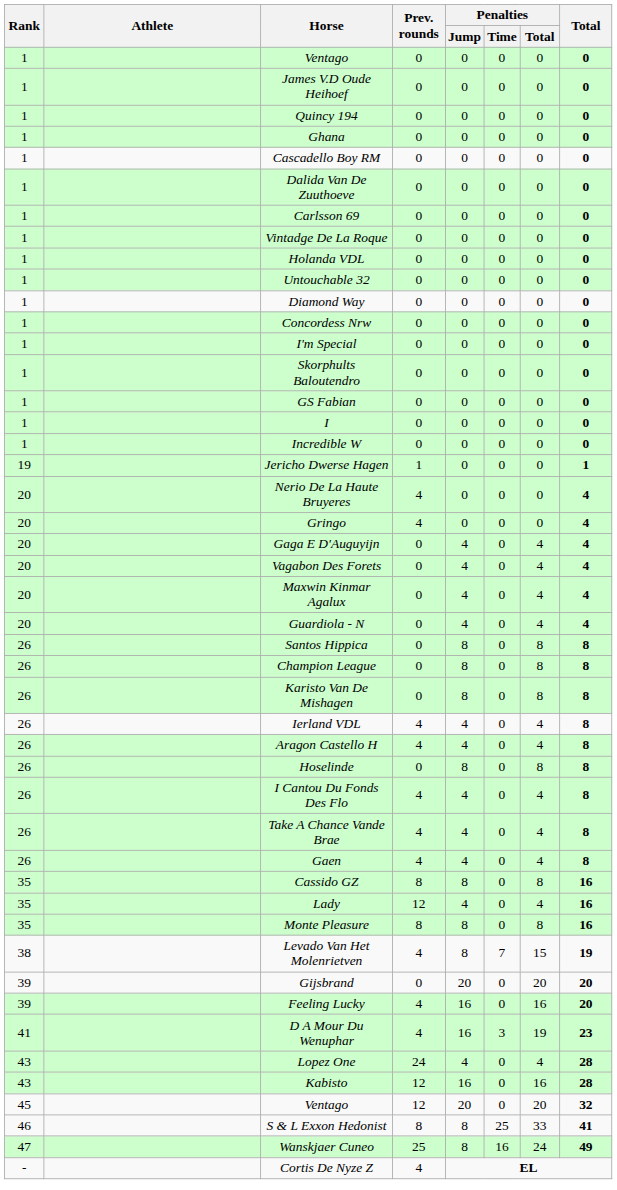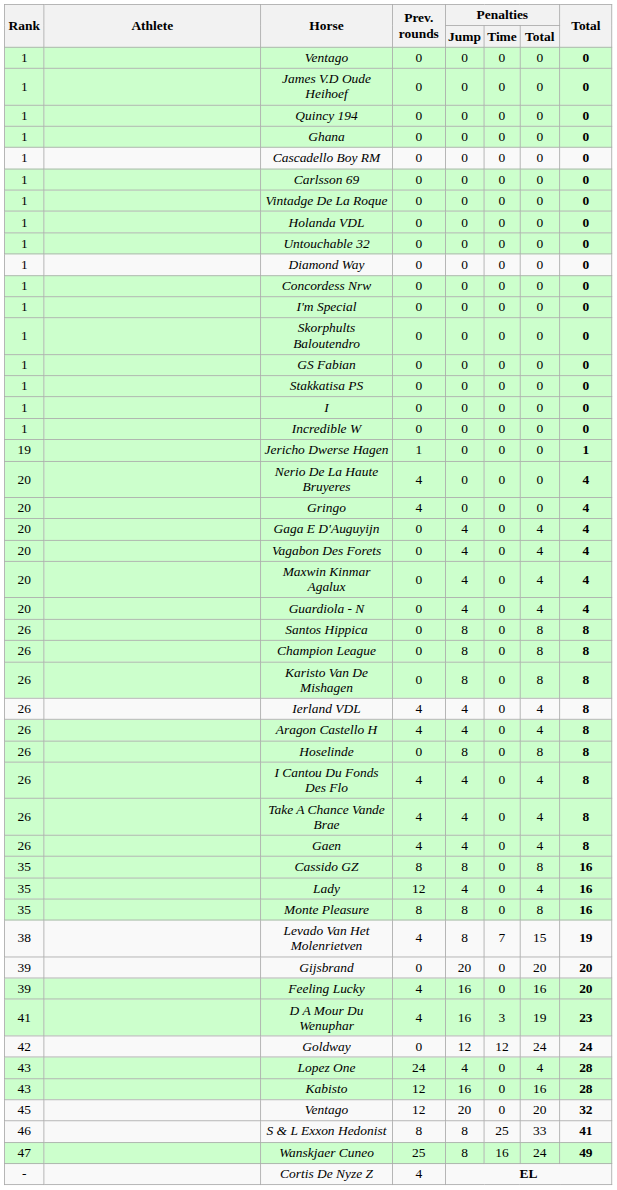- row: (24, 187)
+ row: (24, 386)
+ row: (24, 1046)
